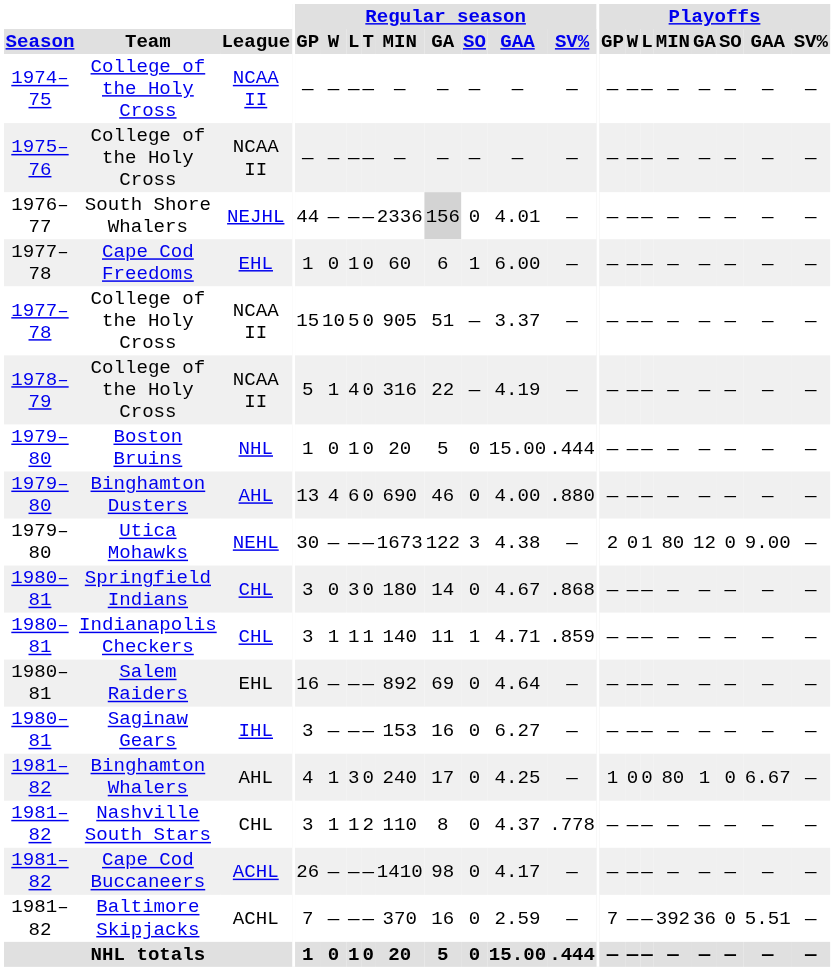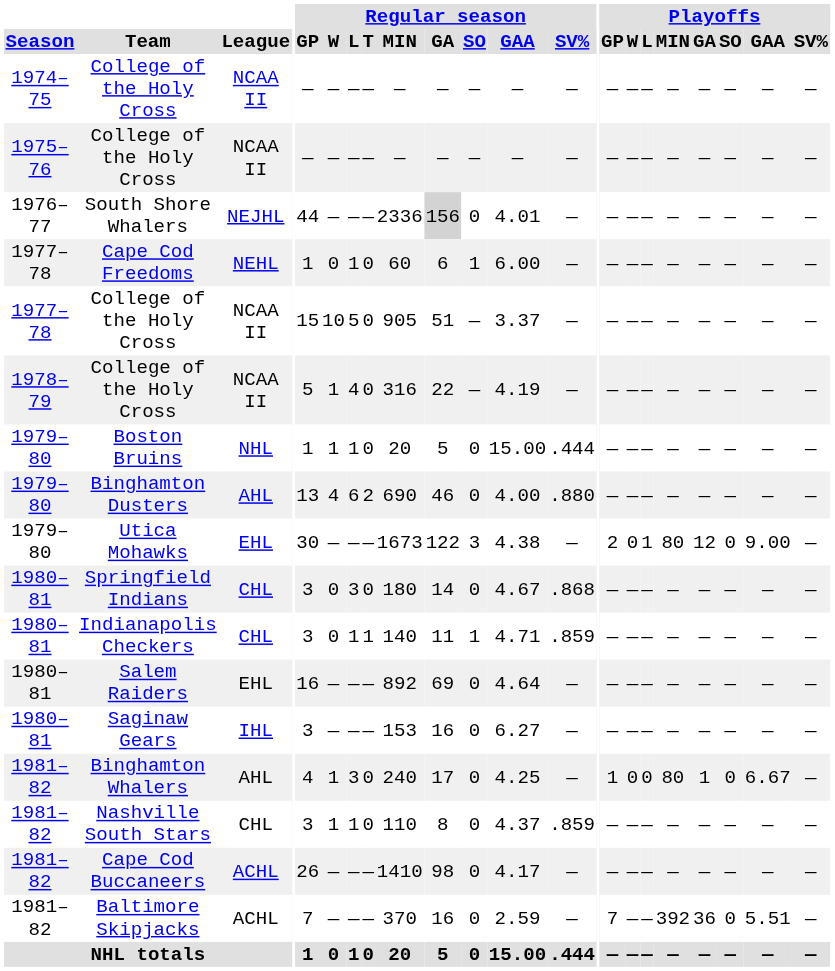(256, 263) EHL -> (256, 263) NEHL
(334, 448) 0 -> (334, 448) 1
(368, 495) 0 -> (368, 495) 2
(256, 542) NEHL -> (256, 542) EHL
(334, 636) 1 -> (334, 636) 0
(368, 824) 2 -> (368, 824) 0
(572, 824) .778 -> (572, 824) .859
